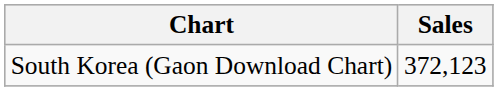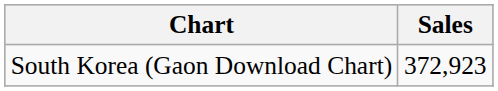(445, 65) 372,123 -> (445, 65) 372,923
